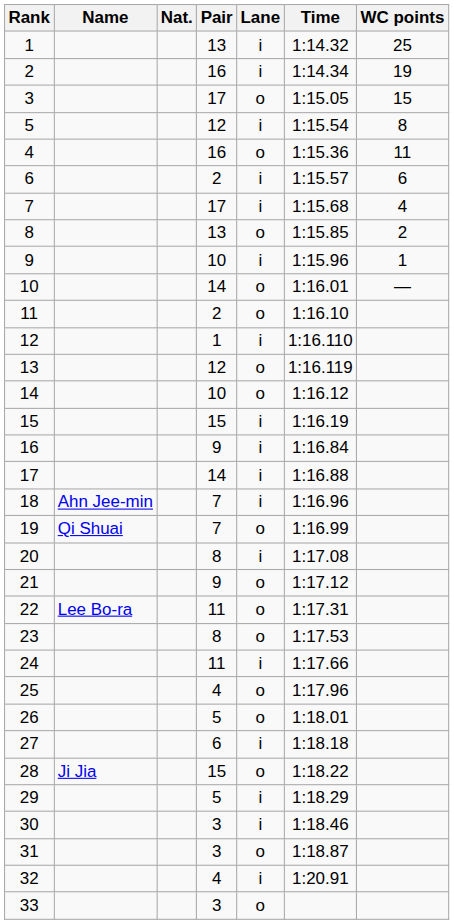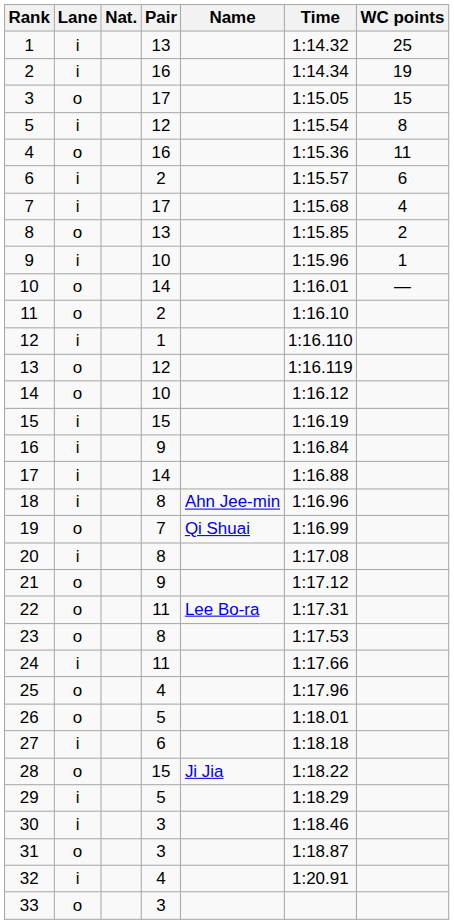columns swapped: (105, 17) <-> (260, 17)
(217, 502) 7 -> (161, 502) 8
